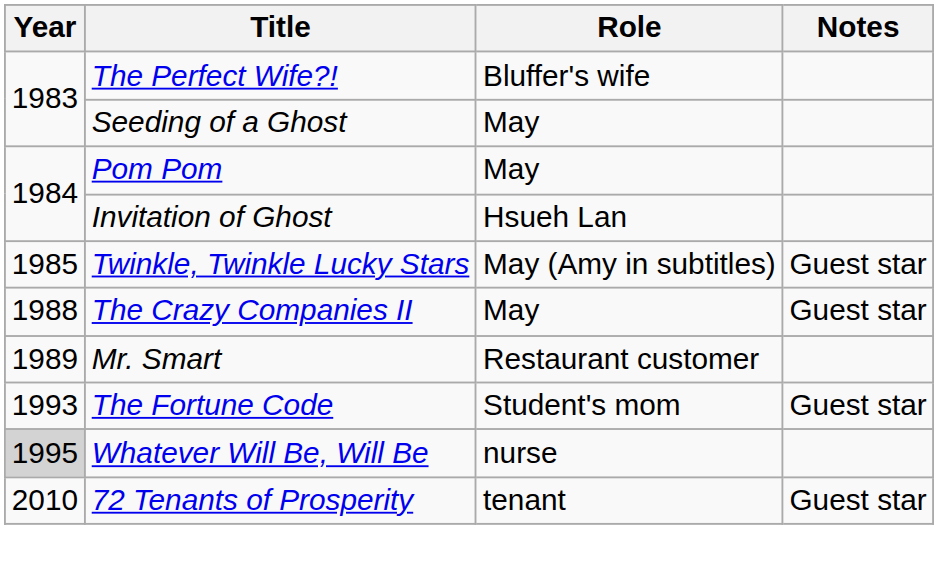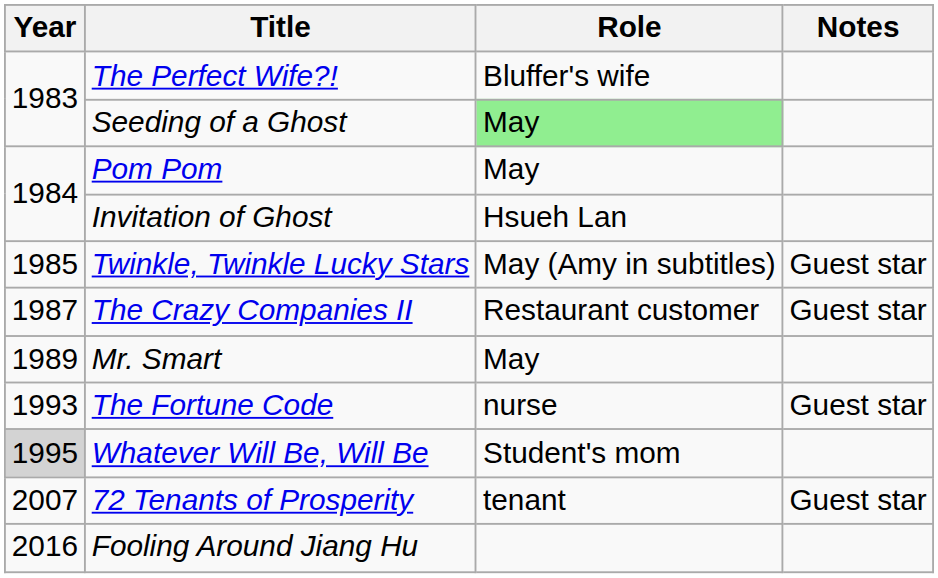(511, 122) no background -> (511, 122) lightgreen background
(45, 311) 1988 -> (45, 311) 1987
(511, 311) May -> (621, 311) Restaurant customer
(621, 358) Restaurant customer -> (511, 358) May
(582, 405) Student's mom -> (520, 405) nurse
(520, 452) nurse -> (582, 452) Student's mom
(45, 500) 2010 -> (45, 500) 2007
+ row: (255, 547)
